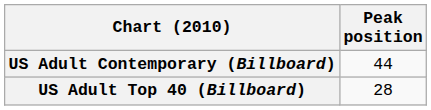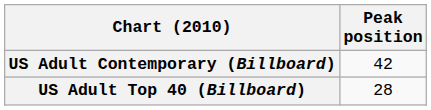(383, 64) 44 -> (383, 64) 42
